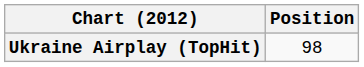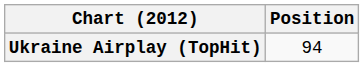(312, 48) 98 -> (312, 48) 94
